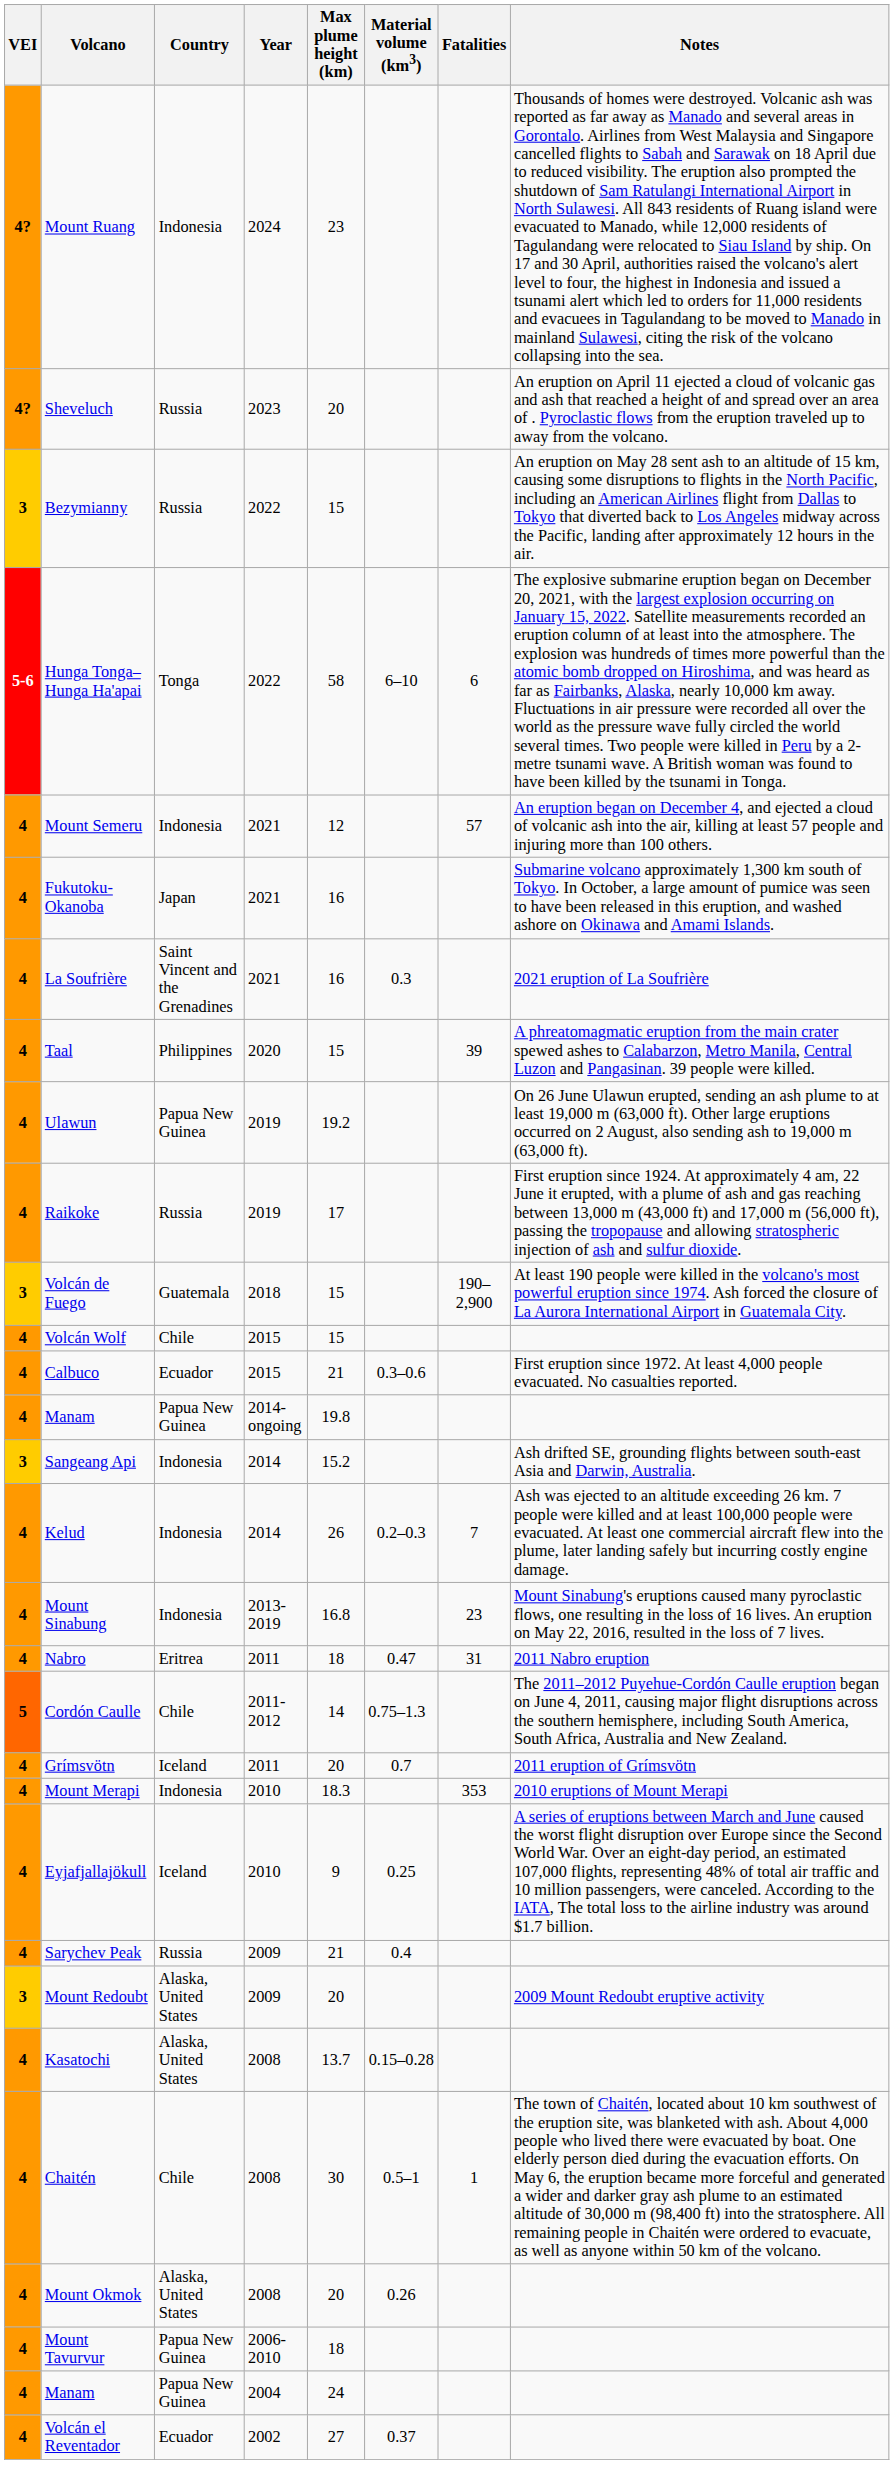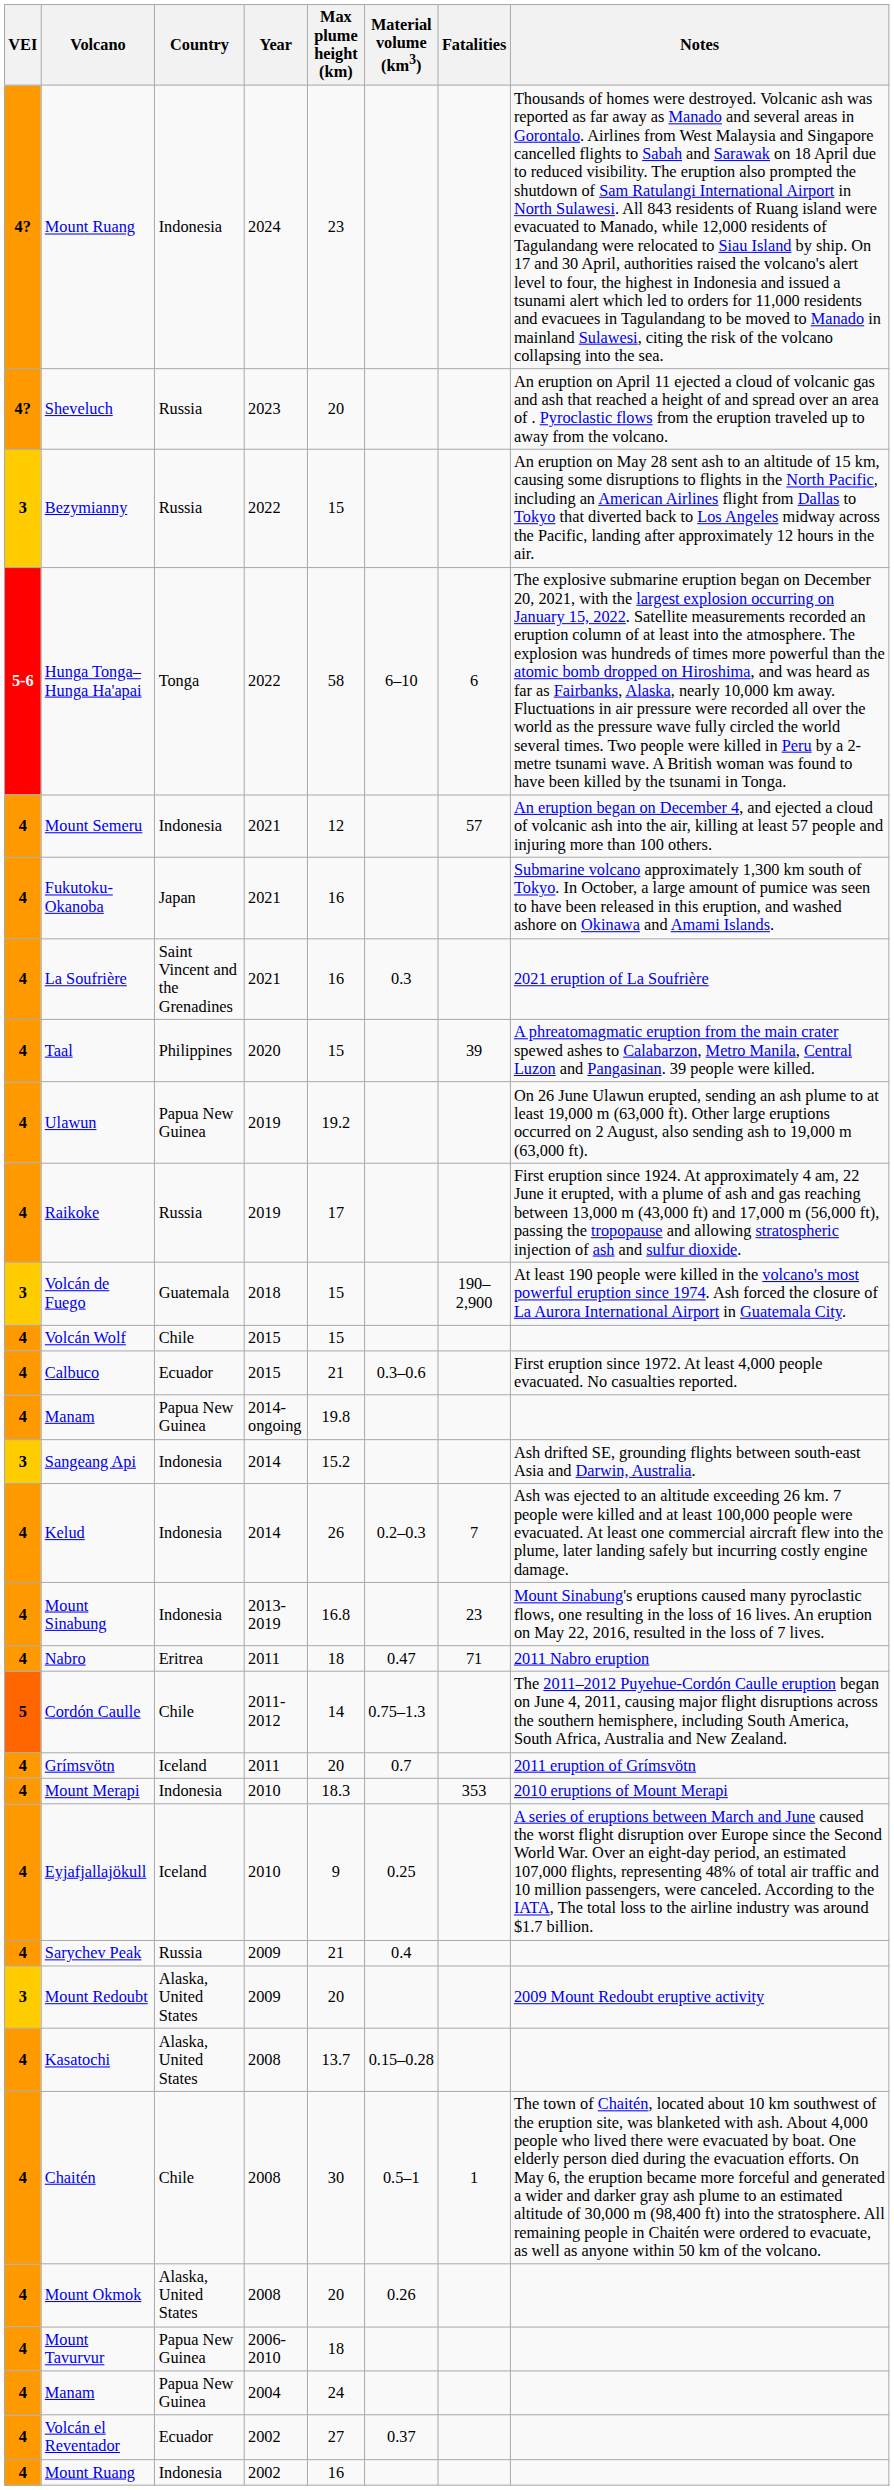(474, 1658) 31 -> (474, 1658) 71
+ row: (90, 2472)
